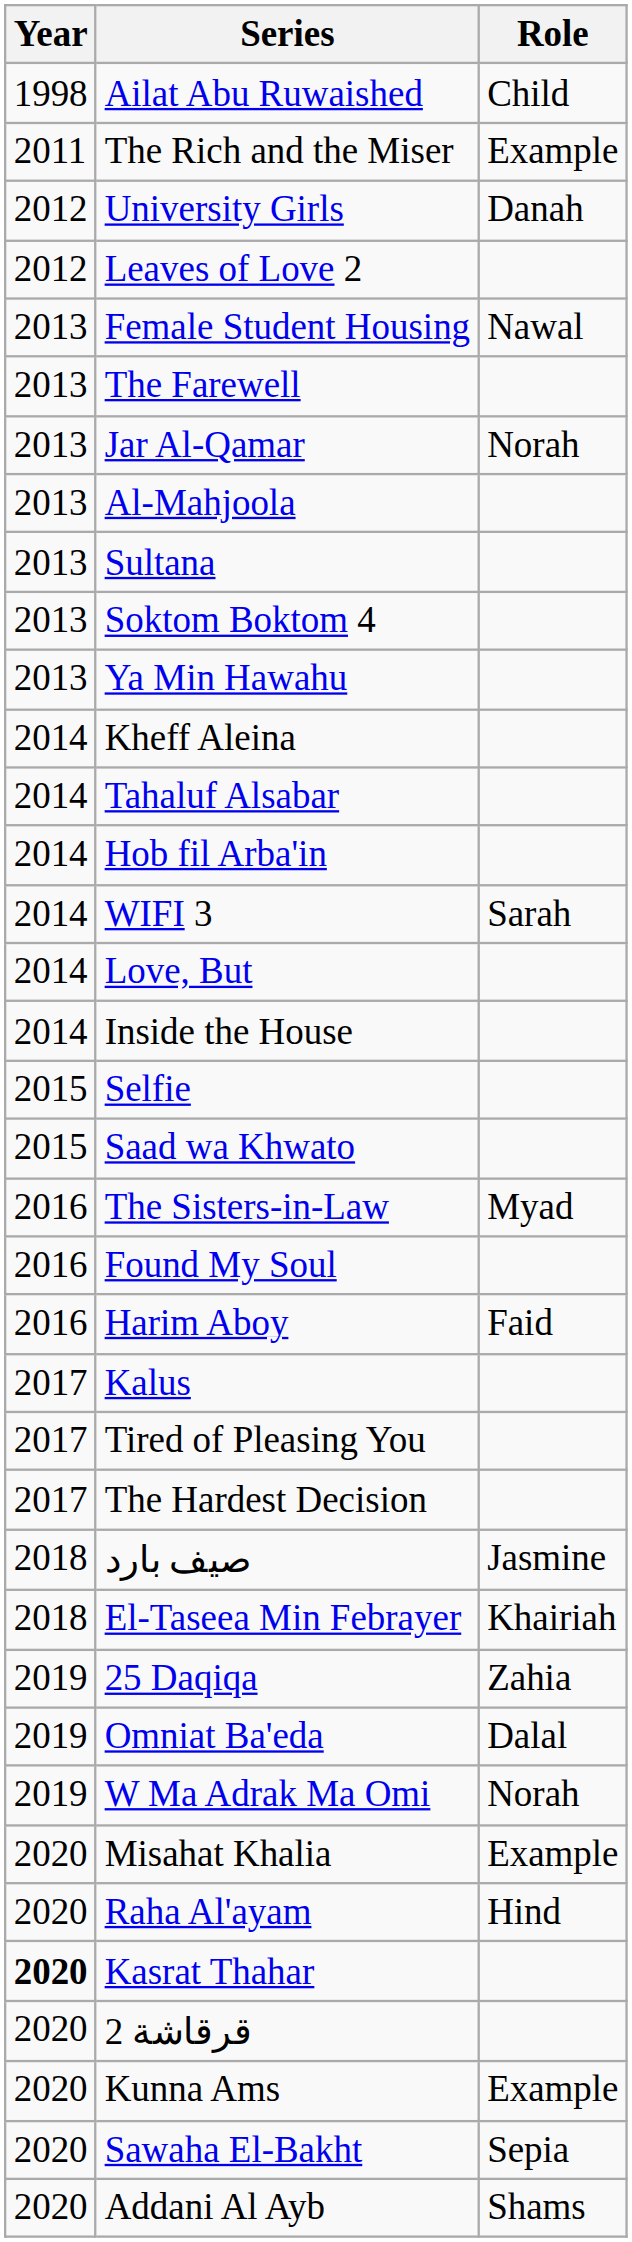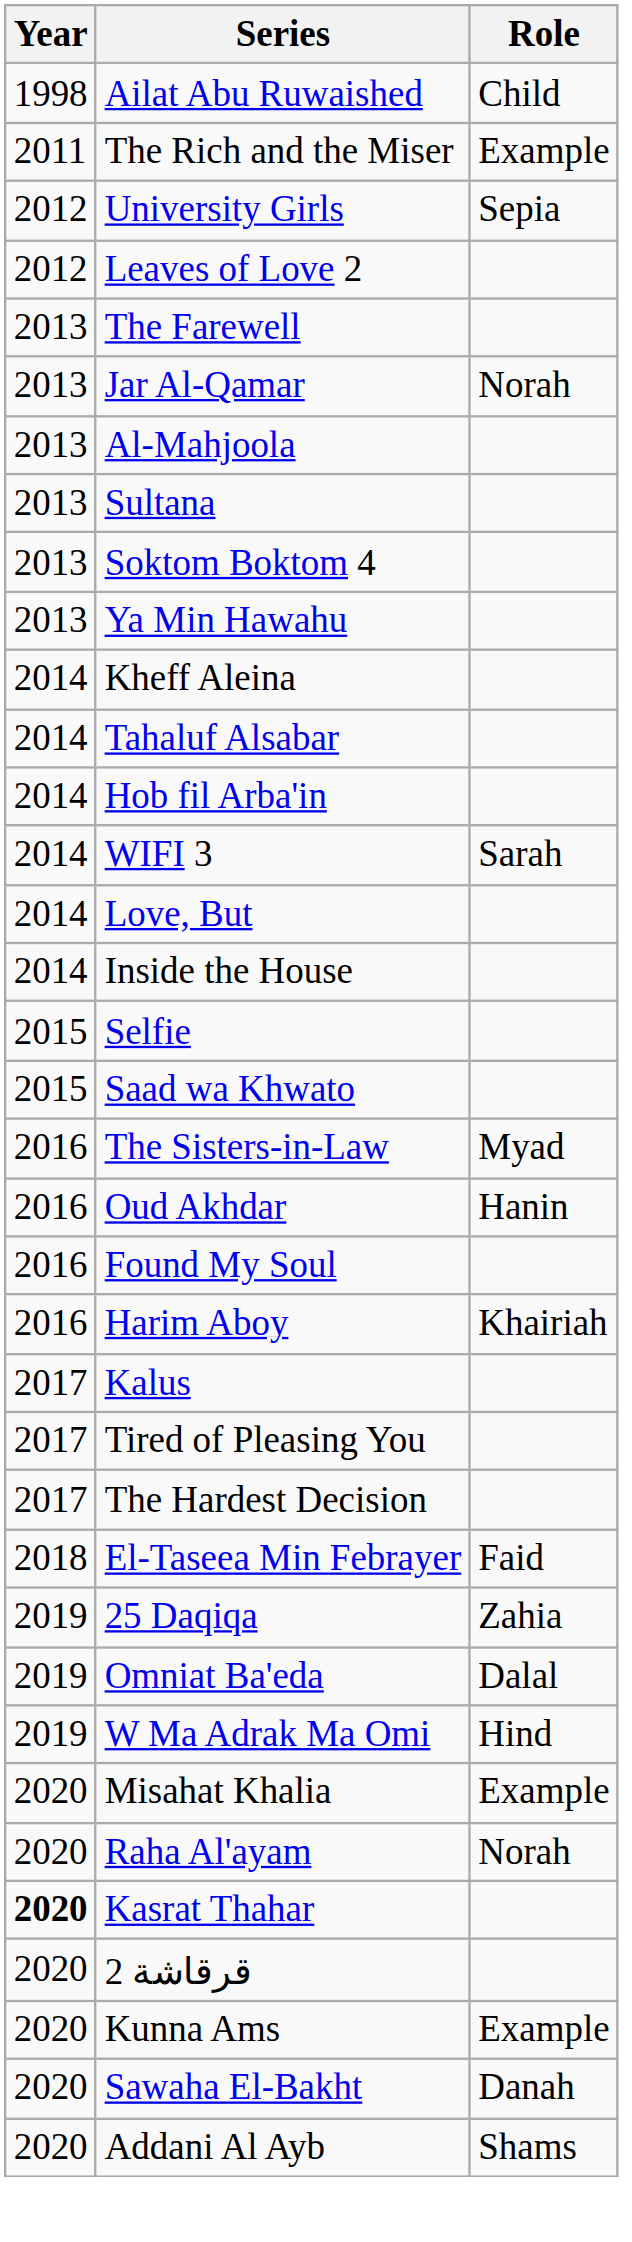(535, 209) Danah -> (519, 209) Sepia
- row: (287, 326)
+ row: (195, 1206)
(520, 1323) Faid -> (543, 1323) Khairiah
- row: (179, 1560)
(552, 1618) Khairiah -> (511, 1557) Faid
(533, 1794) Norah -> (515, 1733) Hind
(524, 1911) Hind -> (524, 1850) Norah
(528, 2148) Sepia -> (527, 2087) Danah
